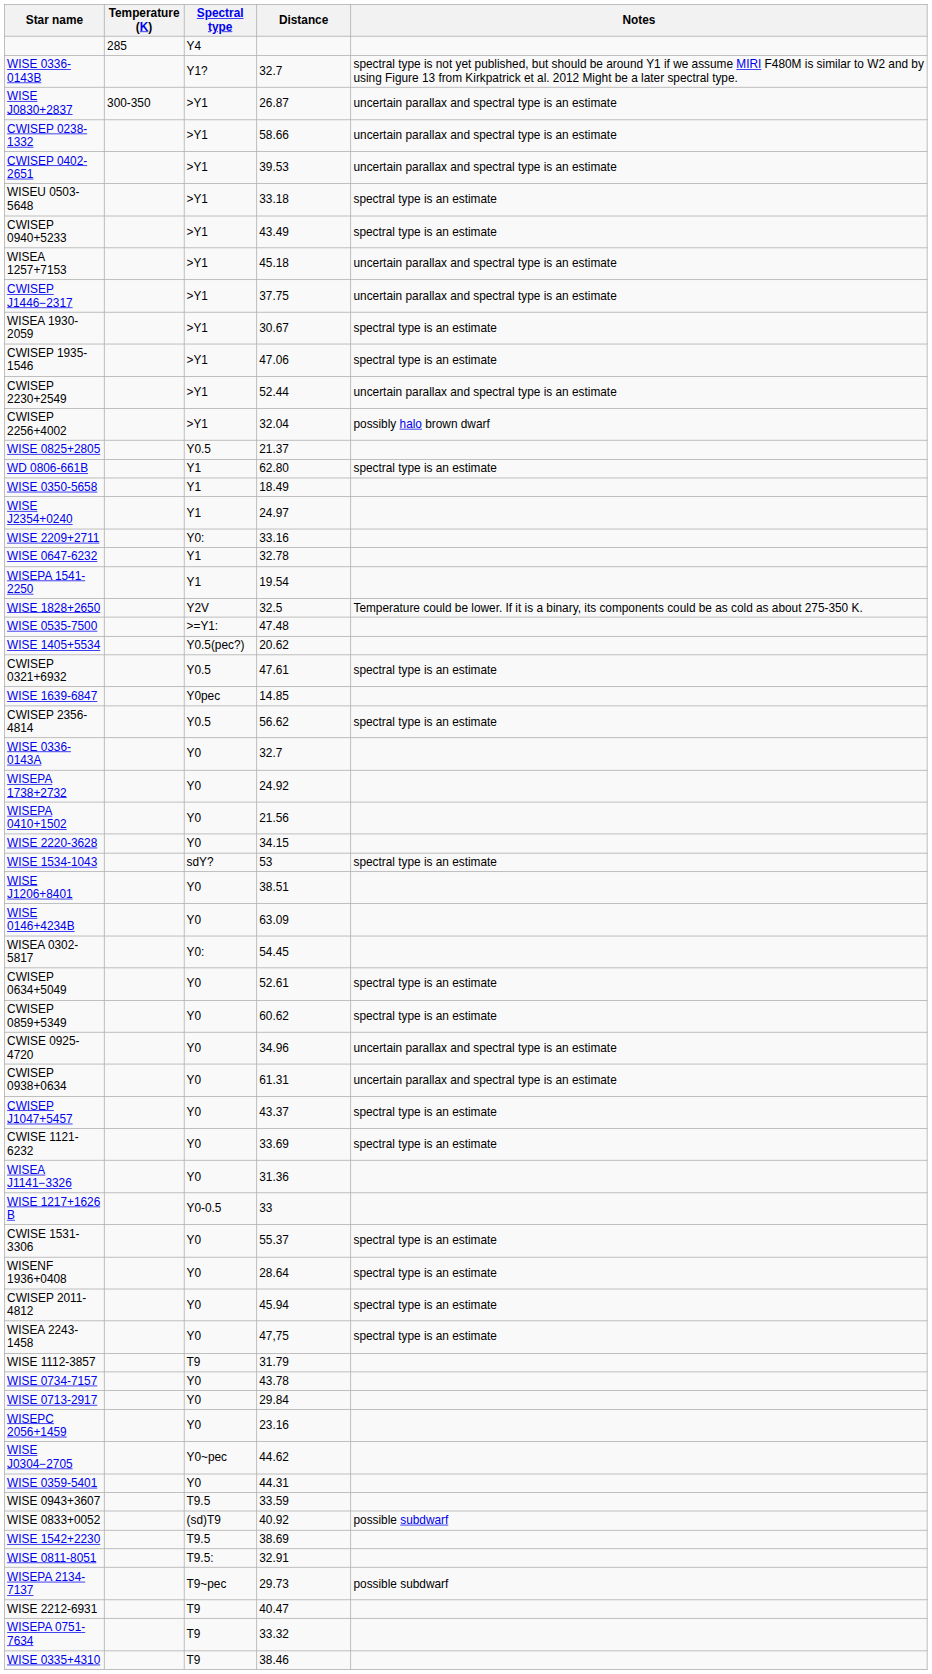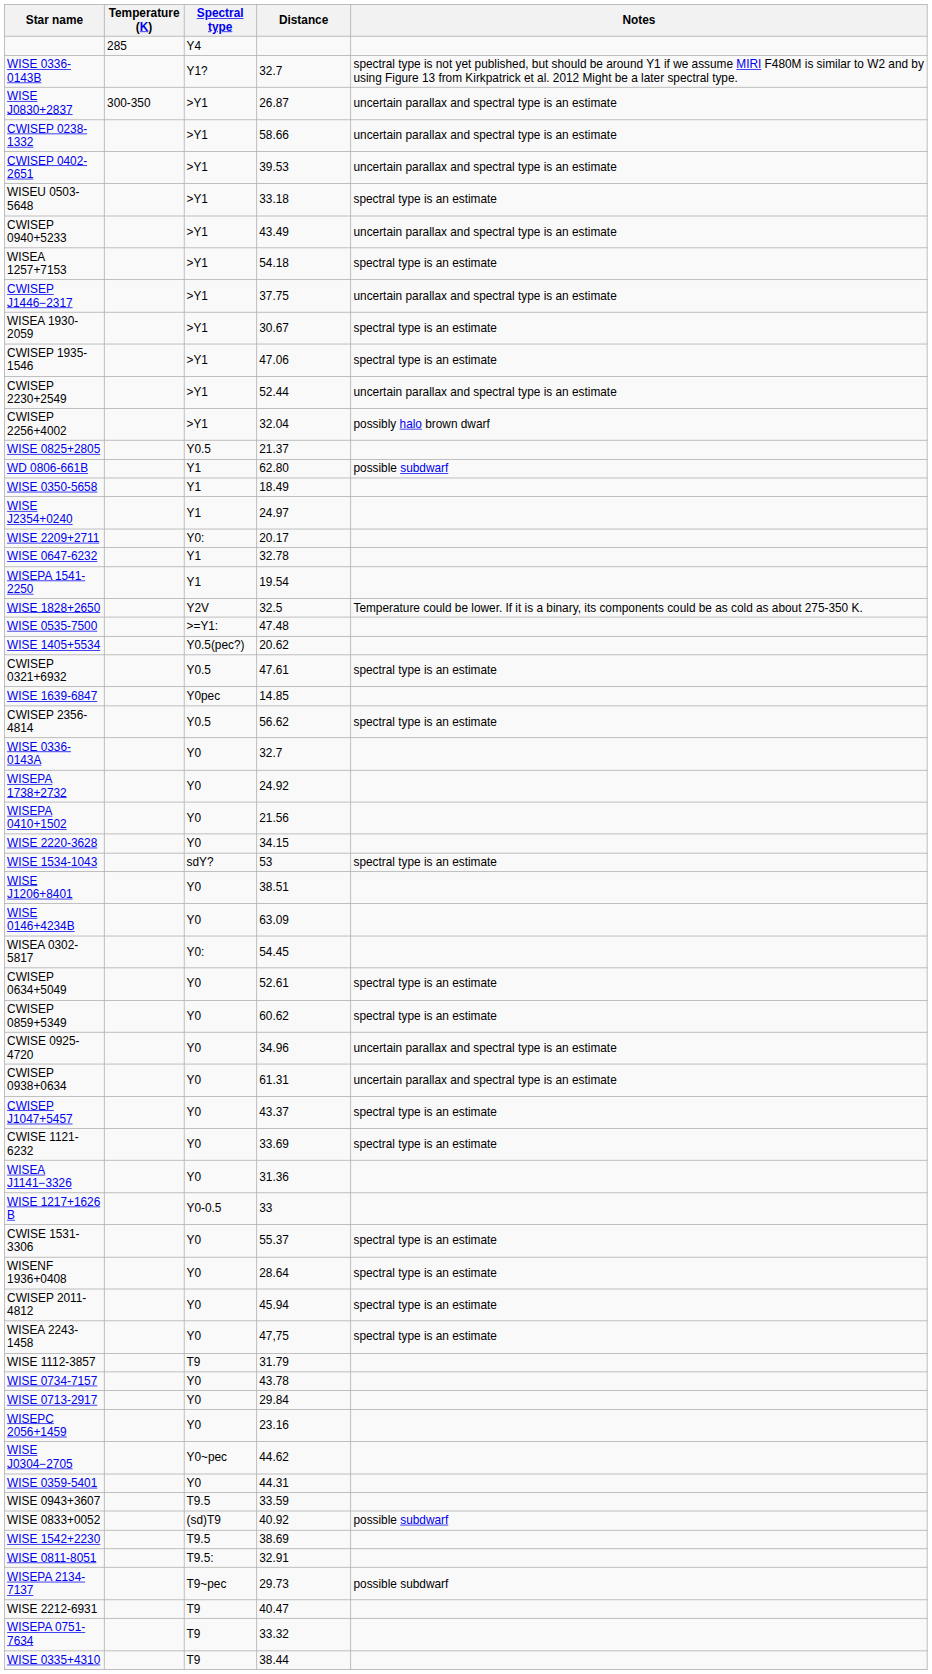(425, 231) spectral type is an estimate -> (485, 231) uncertain parallax and spectral type is an estimate
(274, 264) 45.18 -> (274, 264) 54.18
(485, 264) uncertain parallax and spectral type is an estimate -> (425, 264) spectral type is an estimate
(425, 468) spectral type is an estimate -> (401, 468) possible subdwarf
(274, 538) 33.16 -> (274, 538) 20.17
(274, 1660) 38.46 -> (274, 1660) 38.44
